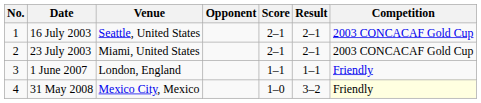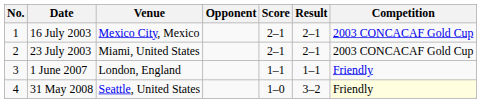(149, 32) Seattle, United States -> (149, 32) Mexico City, Mexico
(149, 88) Mexico City, Mexico -> (149, 88) Seattle, United States
